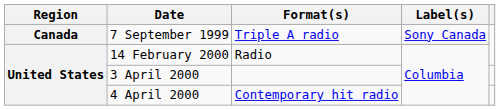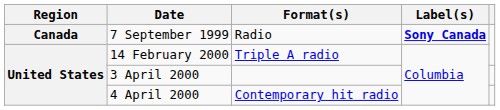(287, 35) Triple A radio -> (253, 35) Radio
(445, 35) normal -> (445, 35) bold
(253, 55) Radio -> (287, 55) Triple A radio
